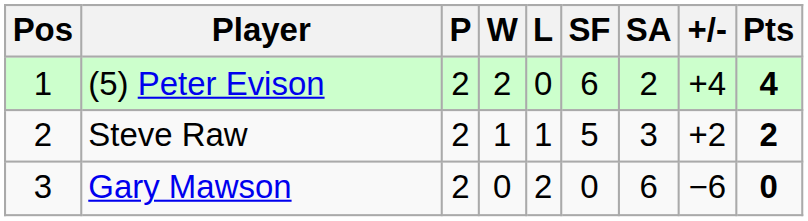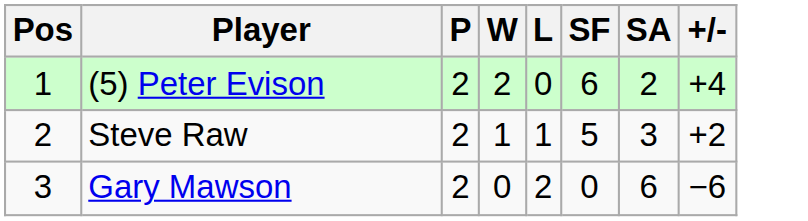- column: (769, 30)
